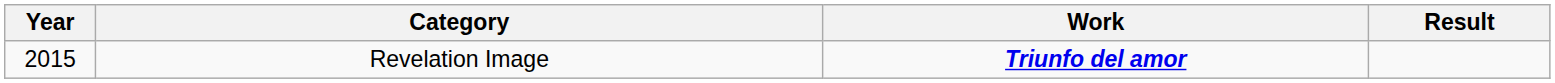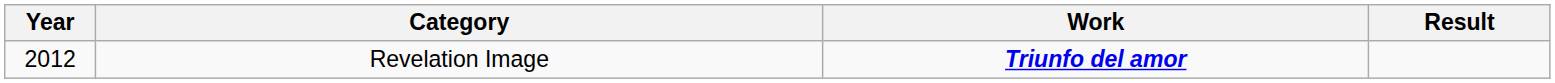(50, 59) 2015 -> (50, 59) 2012
